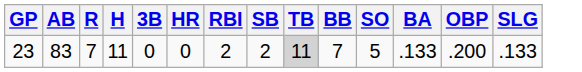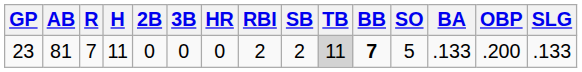+ column: (150, 20)
(61, 51) 83 -> (61, 51) 81
(338, 51) normal -> (372, 51) bold
